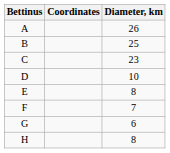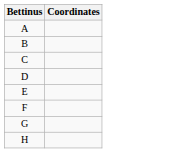- column: (134, 12)
